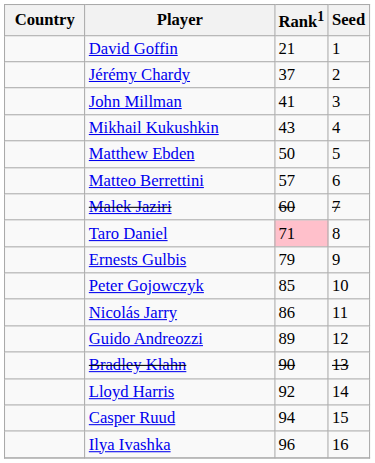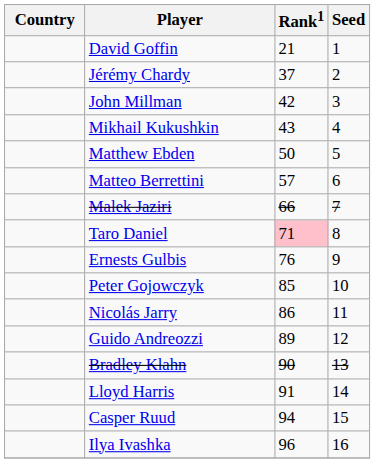(287, 101) 41 -> (287, 101) 42
(287, 206) 60 -> (287, 206) 66
(287, 259) 79 -> (287, 259) 76
(287, 391) 92 -> (287, 391) 91
